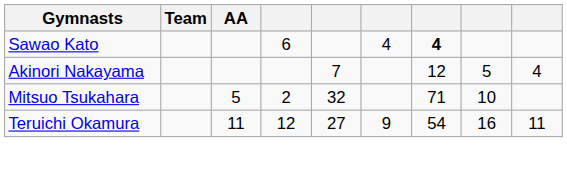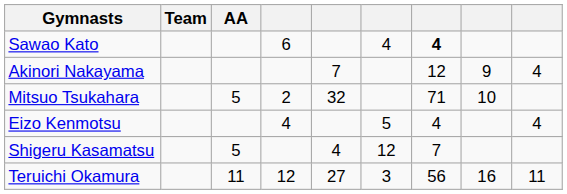(487, 71) 5 -> (487, 71) 9
+ row: (65, 124)
+ row: (81, 150)
(386, 124) 9 -> (386, 177) 3
(437, 124) 54 -> (437, 177) 56
